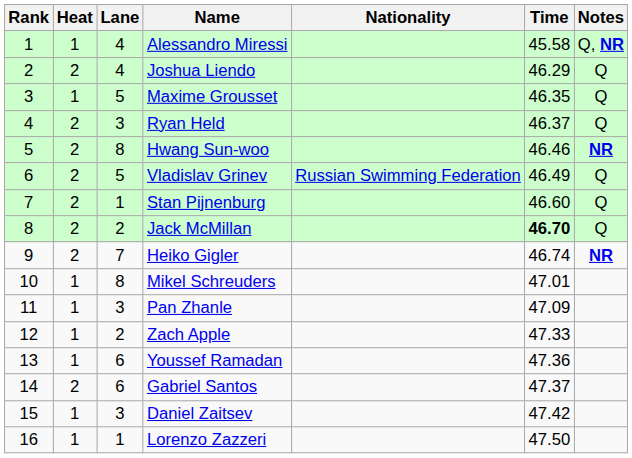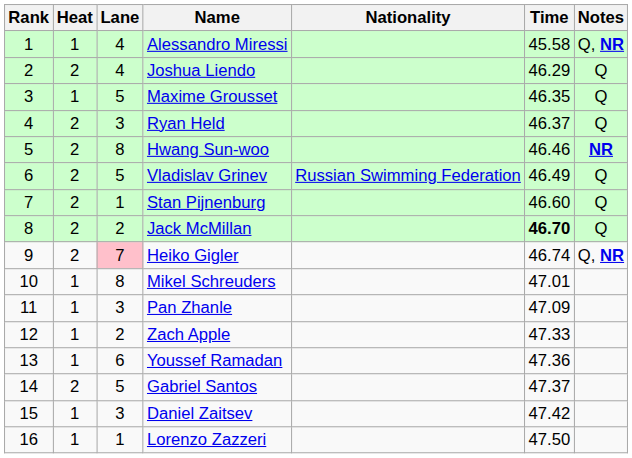(120, 255) no background -> (120, 255) pink background
(601, 255) NR -> (601, 255) Q, NR
(120, 387) 6 -> (120, 387) 5
